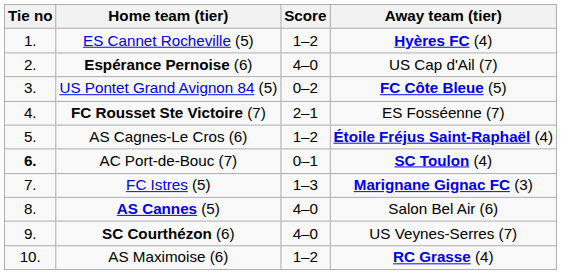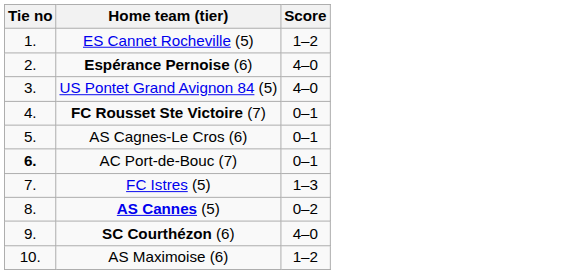- column: (443, 16)
(305, 88) 0–2 -> (305, 88) 4–0
(305, 112) 2–1 -> (305, 112) 0–1
(305, 137) 1–2 -> (305, 137) 0–1
(305, 209) 4–0 -> (305, 209) 0–2
